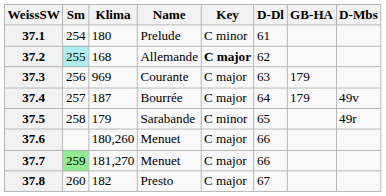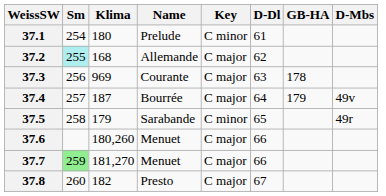(228, 56) bold -> (225, 56) normal
(300, 77) 179 -> (296, 77) 178
